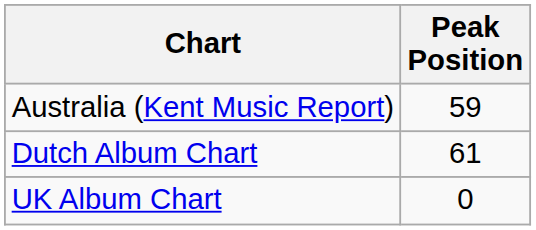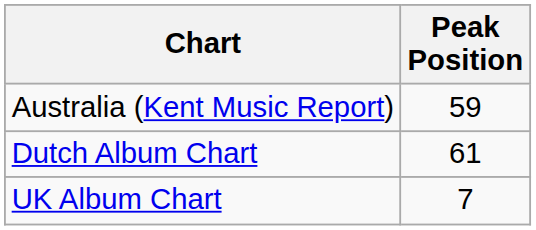(465, 199) 0 -> (465, 199) 7
